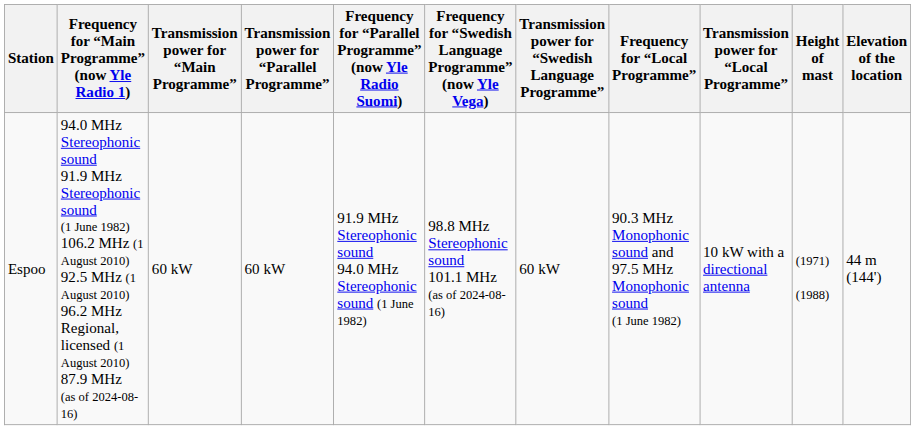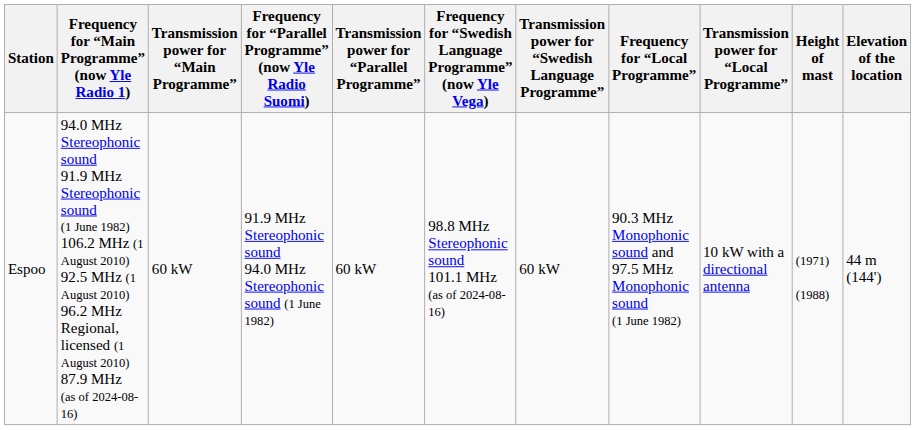columns swapped: (379, 58) <-> (287, 58)
